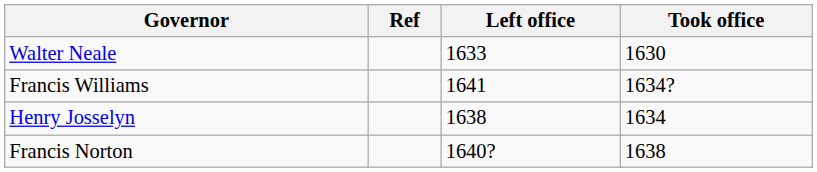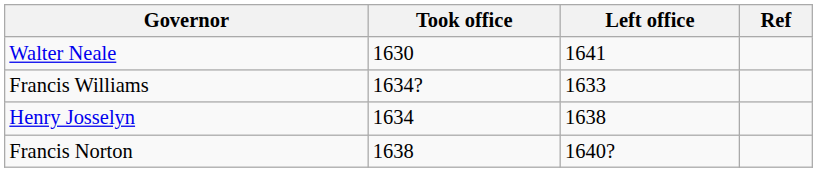columns swapped: (716, 20) <-> (404, 20)
(466, 53) 1633 -> (586, 53) 1641
(466, 85) 1641 -> (586, 85) 1633
